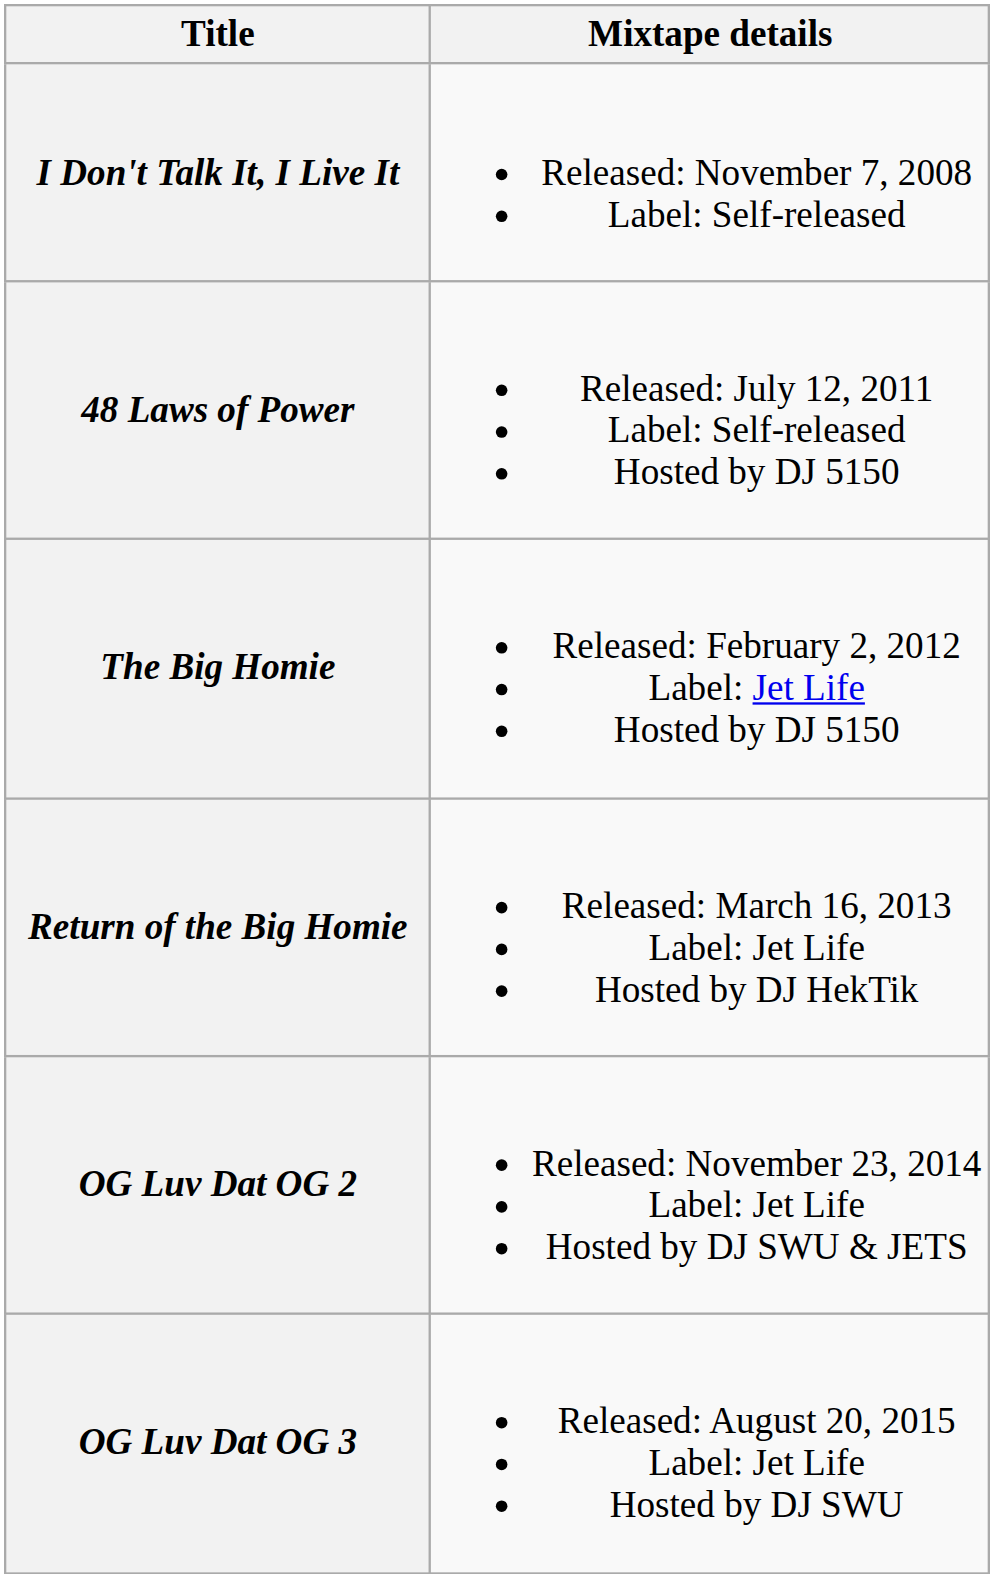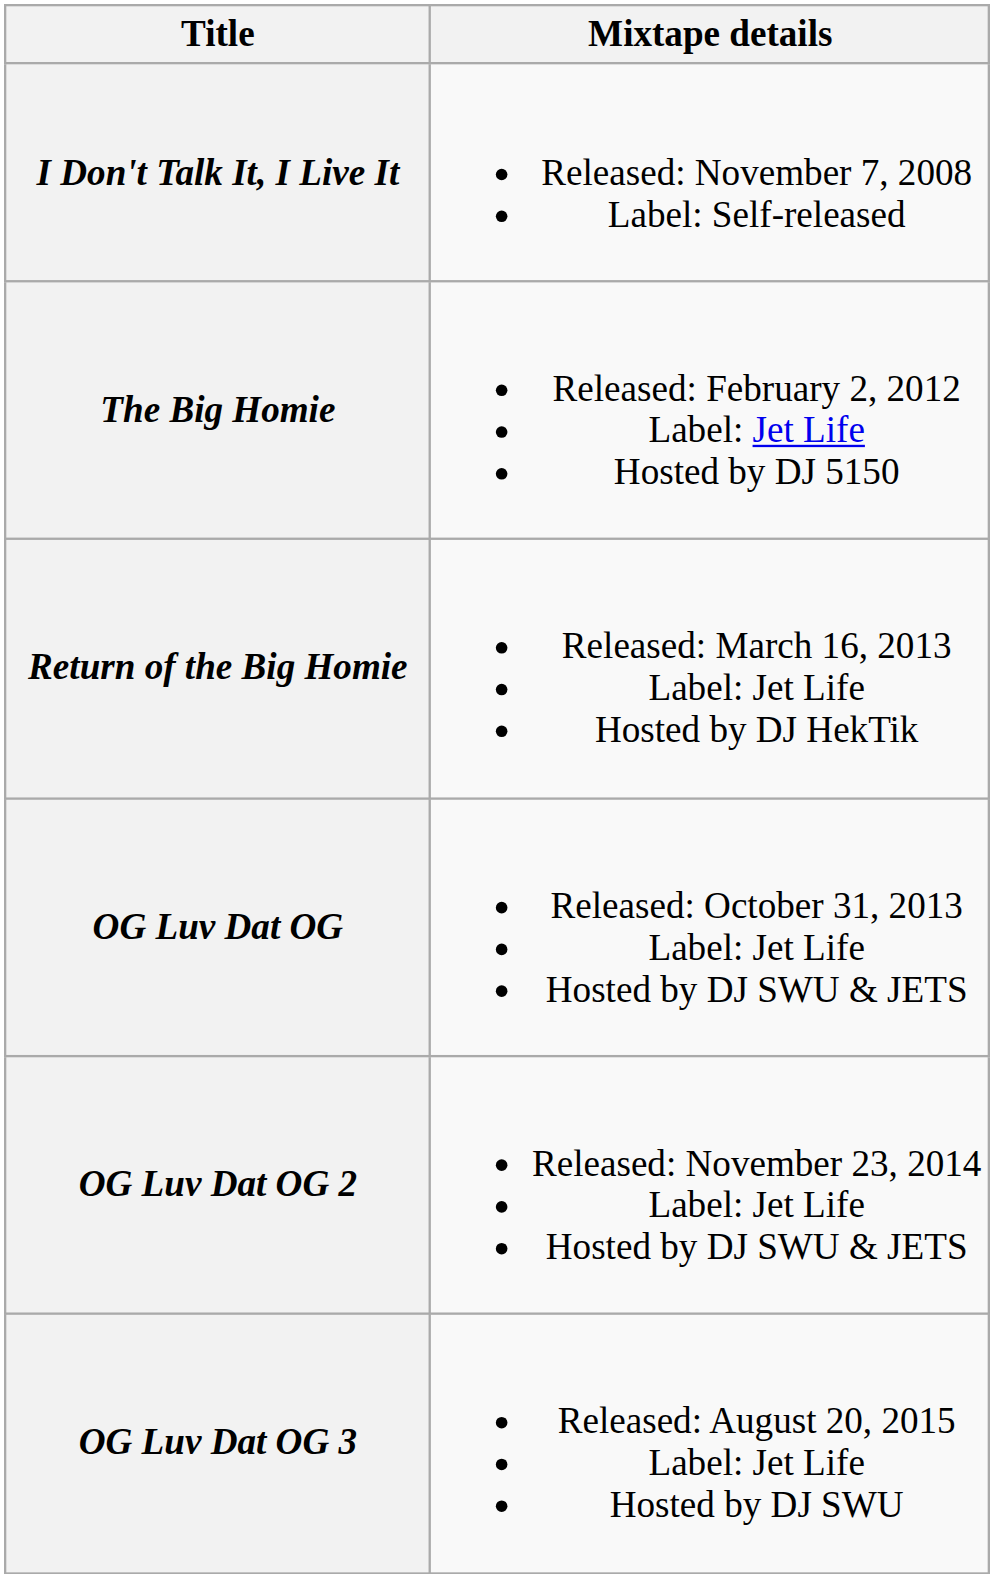- row: (218, 409)
+ row: (218, 925)
